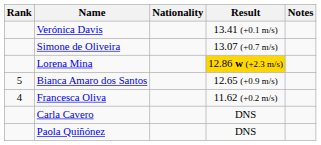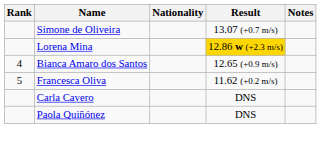- row: (70, 30)
(19, 81) 5 -> (19, 64) 4
(19, 98) 4 -> (19, 81) 5
